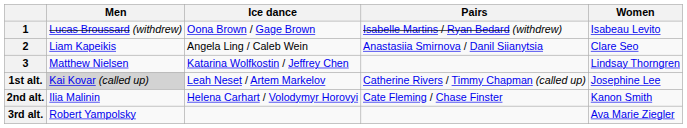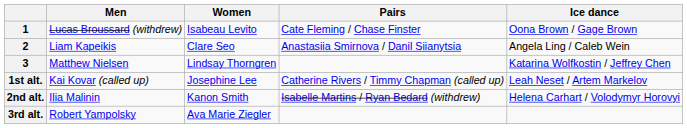columns swapped: (635, 13) <-> (273, 13)
(463, 30) Isabelle Martins / Ryan Bedard (withdrew) -> (351, 30) Cate Fleming / Chase Finster
(99, 81) lightgrey background -> (99, 81) no background
(433, 98) Cate Fleming / Chase Finster -> (381, 98) Isabelle Martins / Ryan Bedard (withdrew)
